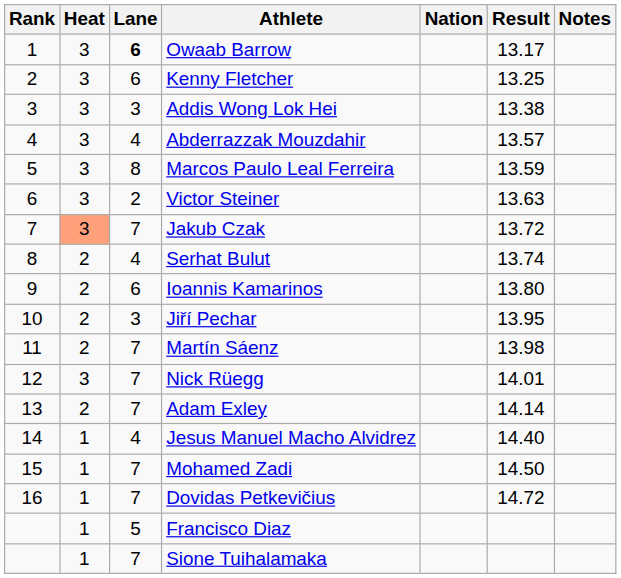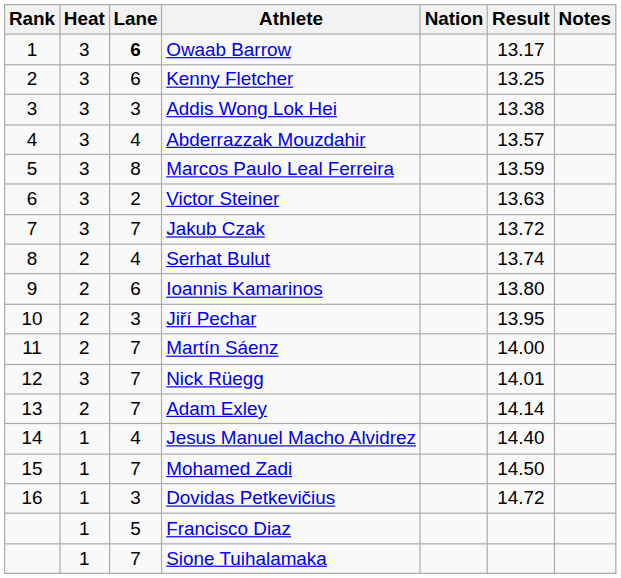(84, 229) lightsalmon background -> (84, 229) no background
(521, 348) 13.98 -> (521, 348) 14.00
(135, 498) 7 -> (135, 498) 3
